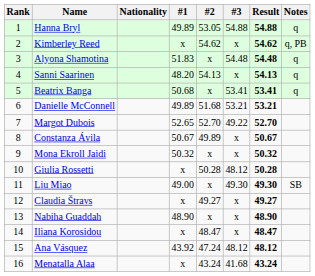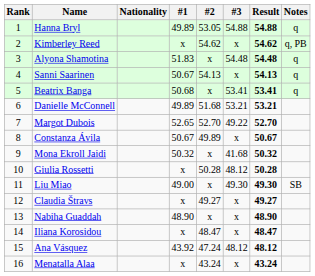(183, 75) 48.20 -> (183, 75) 50.67
(237, 153) x -> (237, 153) 41.68
(237, 264) 41.68 -> (237, 264) x
